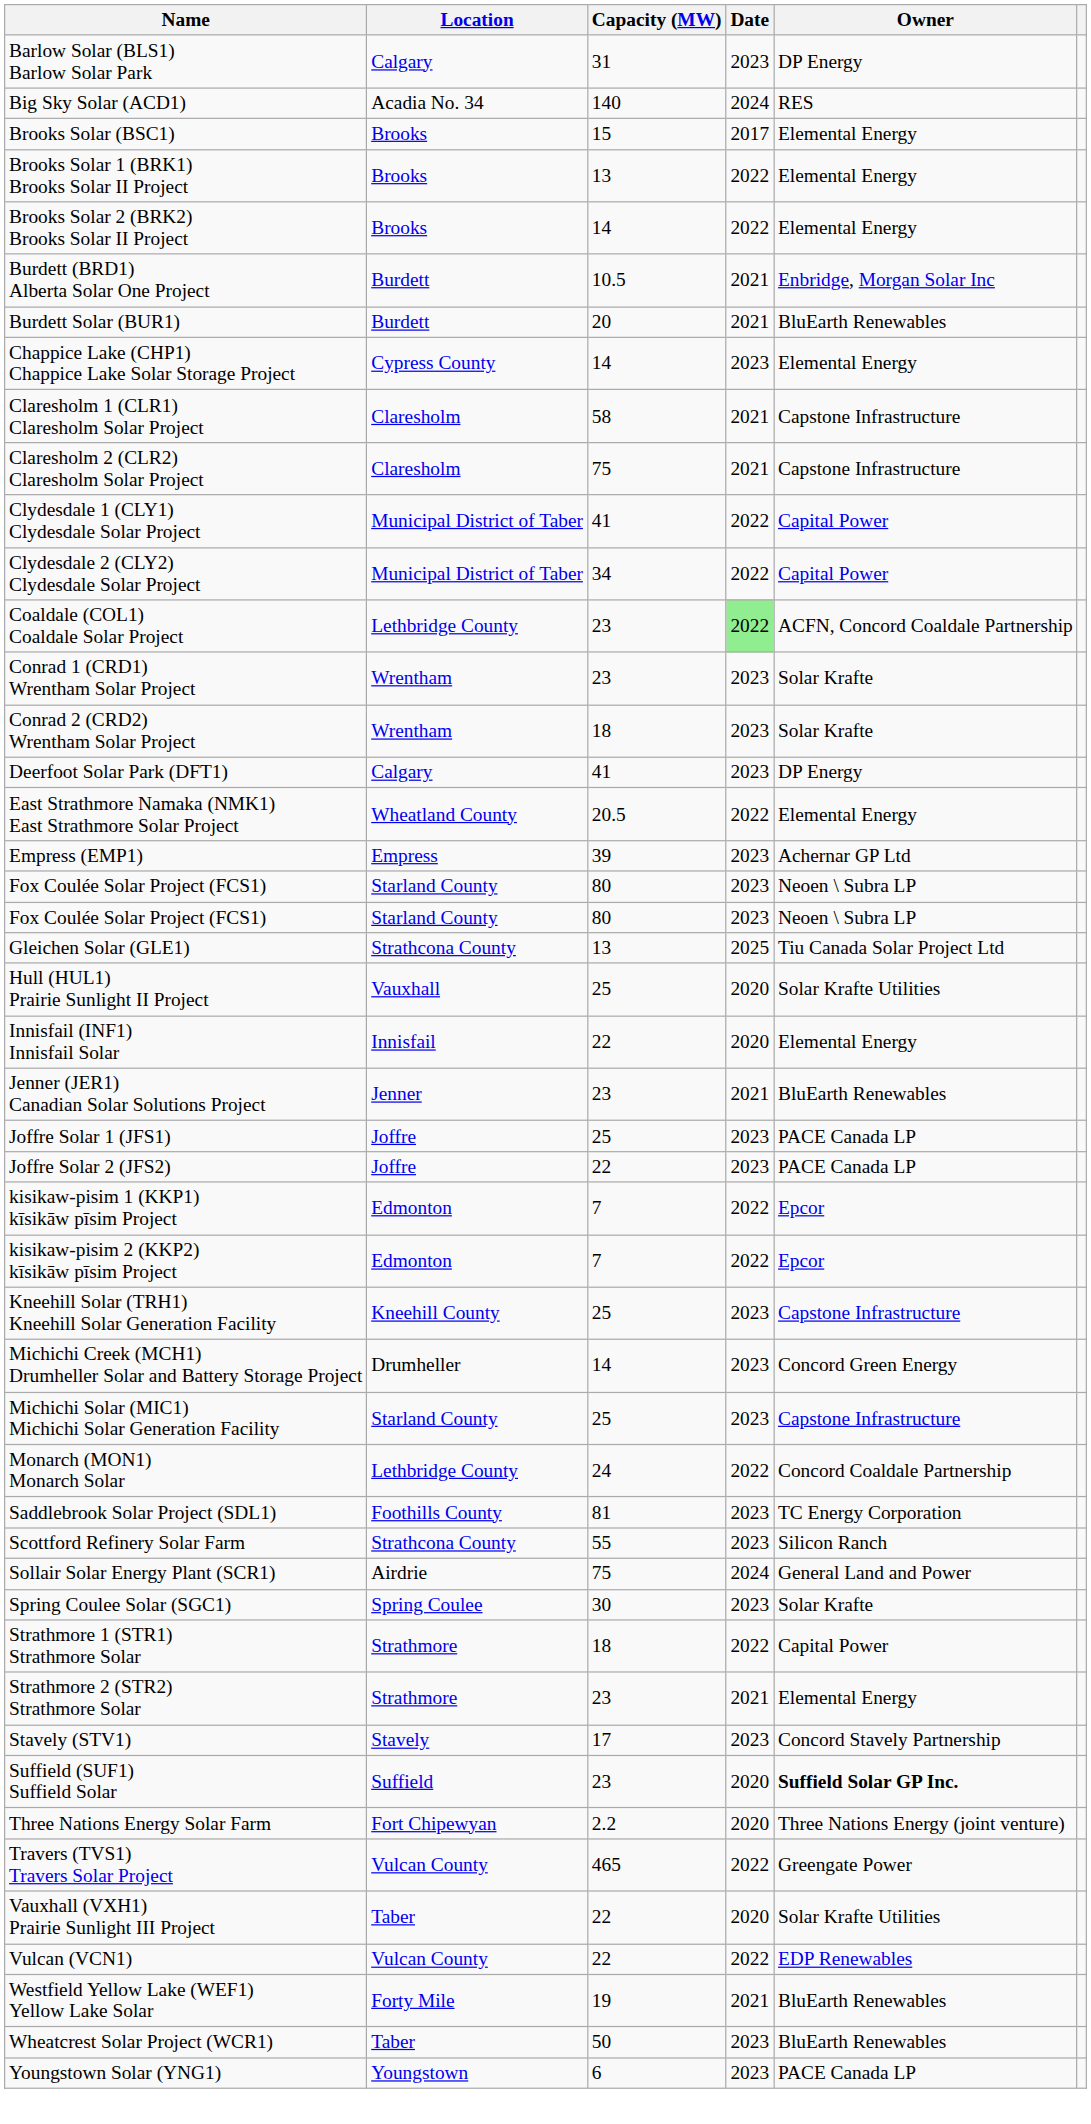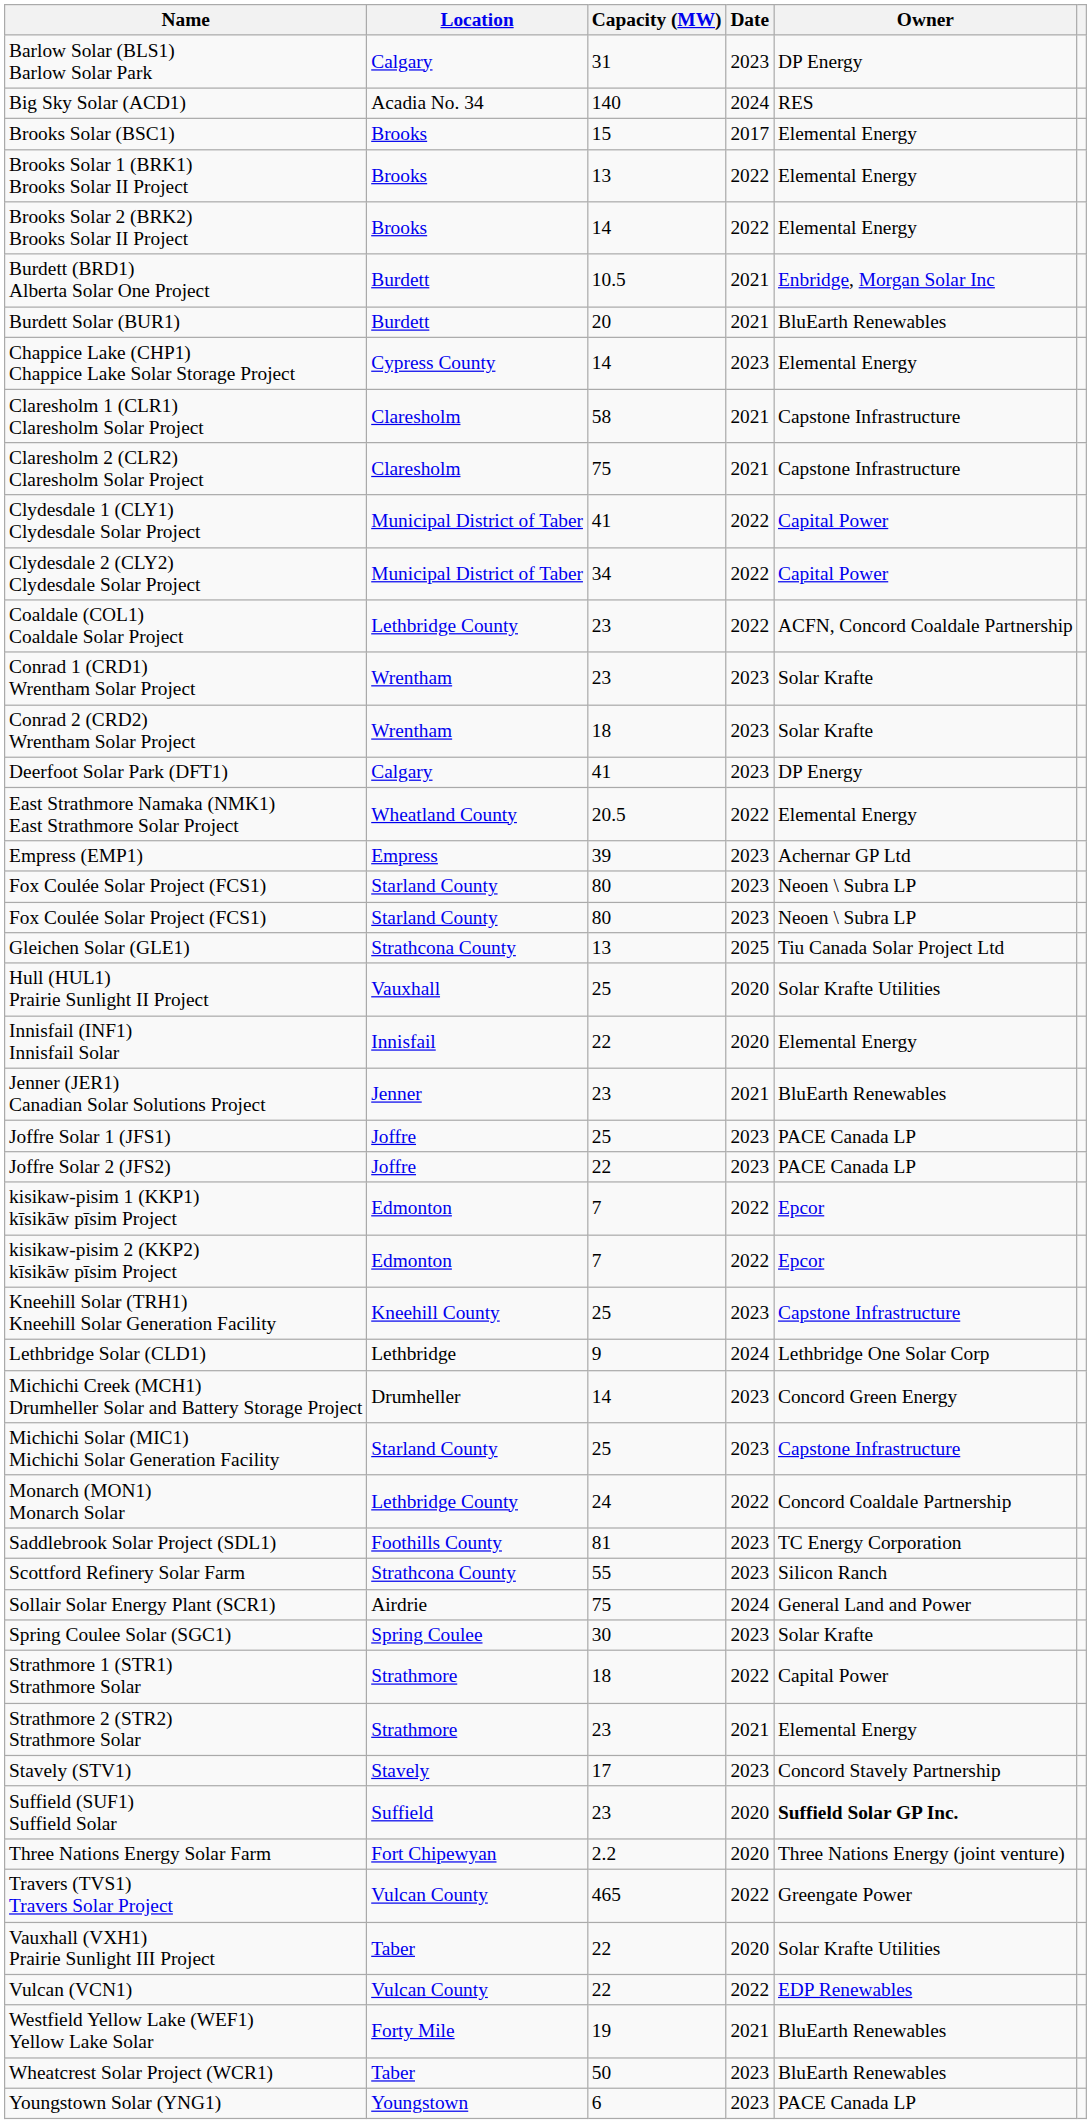(750, 625) lightgreen background -> (750, 625) no background
+ row: (107, 1354)
